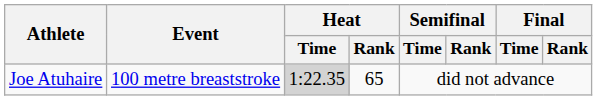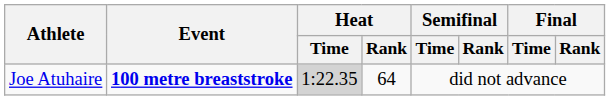(196, 79) normal -> (202, 79) bold
(374, 79) 65 -> (387, 79) 64
